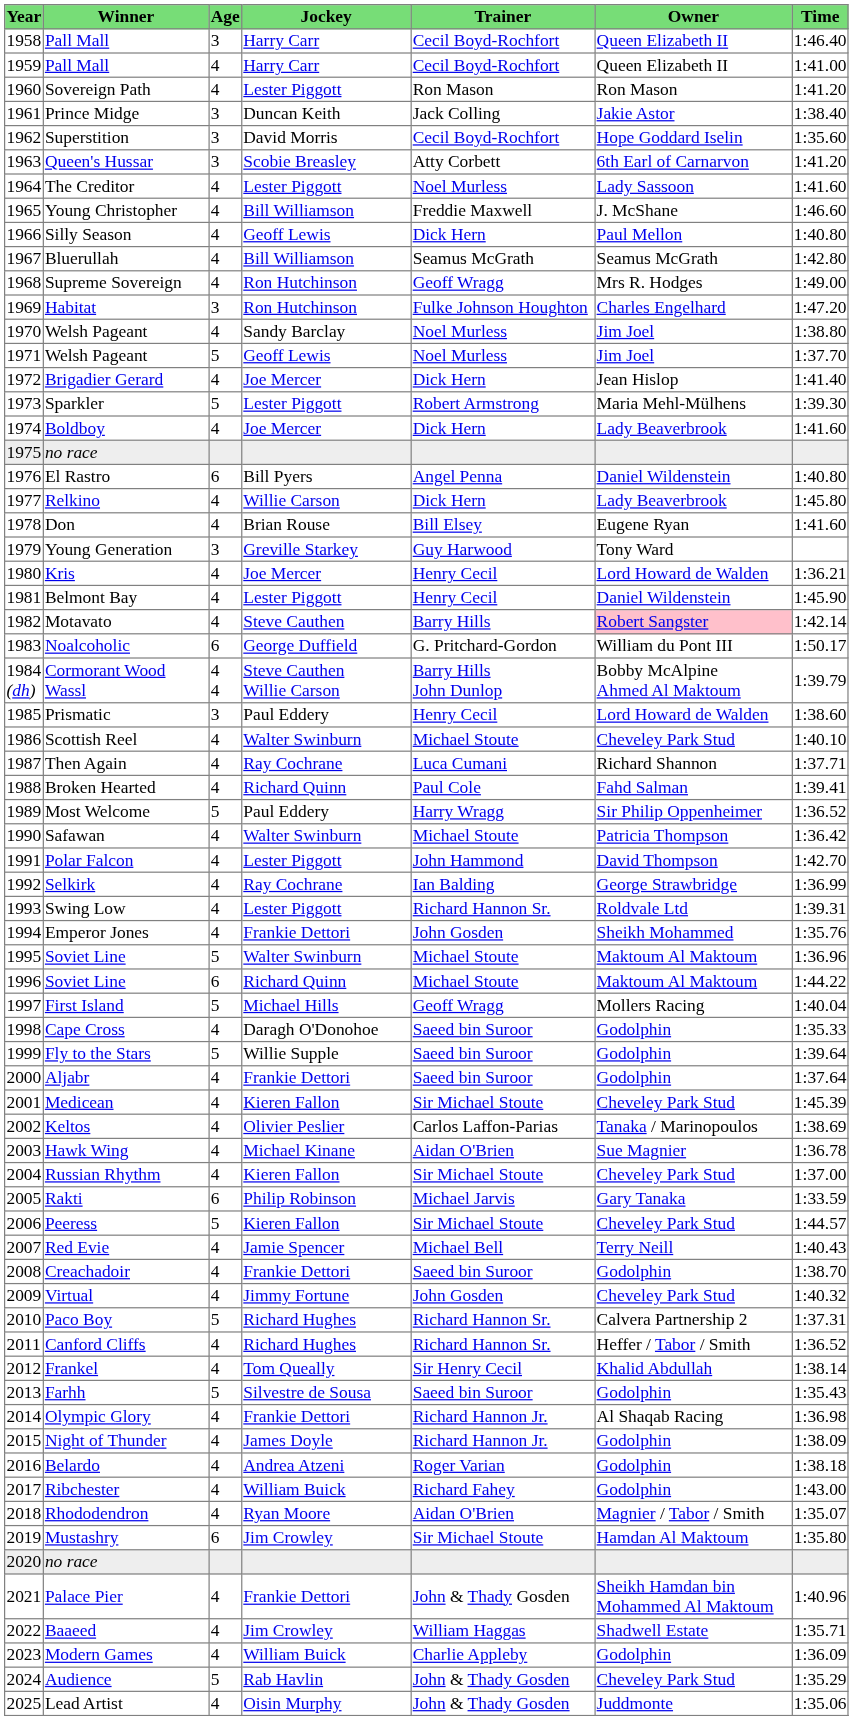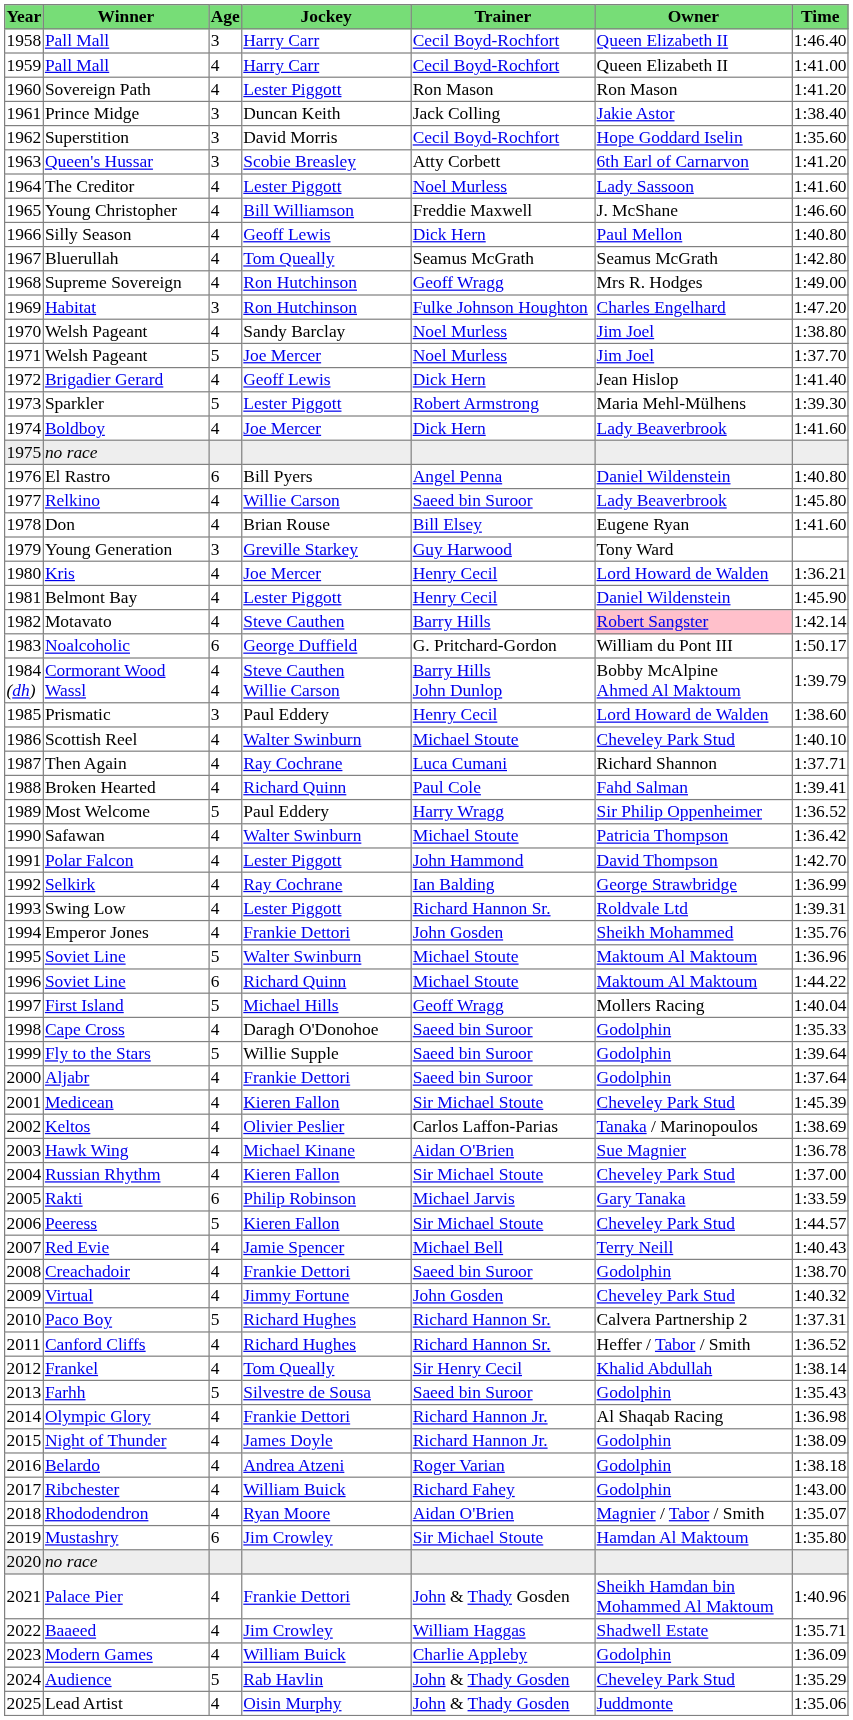(299, 258) Bill Williamson -> (289, 258) Tom Queally
(287, 355) Geoff Lewis -> (282, 355) Joe Mercer
(282, 379) Joe Mercer -> (287, 379) Geoff Lewis
(449, 500) Dick Hern -> (473, 500) Saeed bin Suroor
